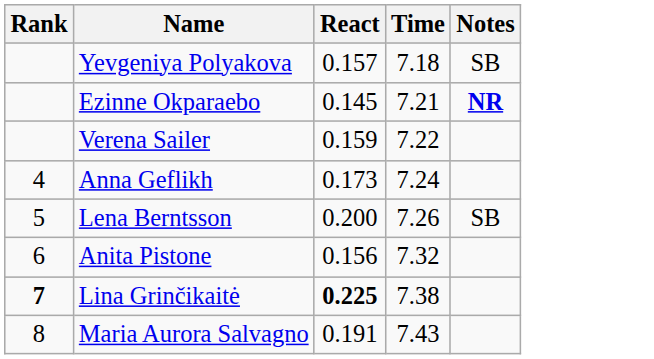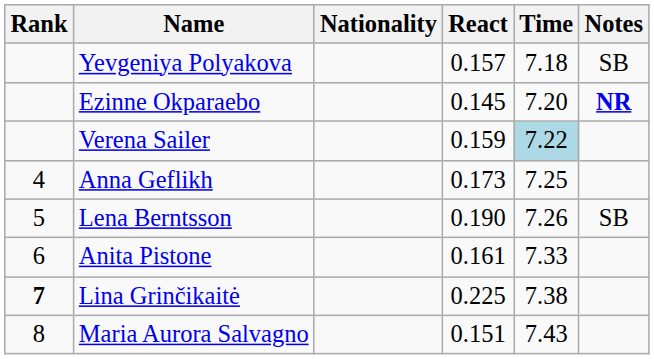+ column: (378, 23)
(418, 101) 7.21 -> (546, 101) 7.20
(418, 140) no background -> (546, 140) lightblue background
(418, 179) 7.24 -> (546, 179) 7.25
(350, 218) 0.200 -> (478, 218) 0.190
(350, 256) 0.156 -> (478, 256) 0.161
(418, 256) 7.32 -> (546, 256) 7.33
(350, 295) bold -> (478, 295) normal
(350, 334) 0.191 -> (478, 334) 0.151
